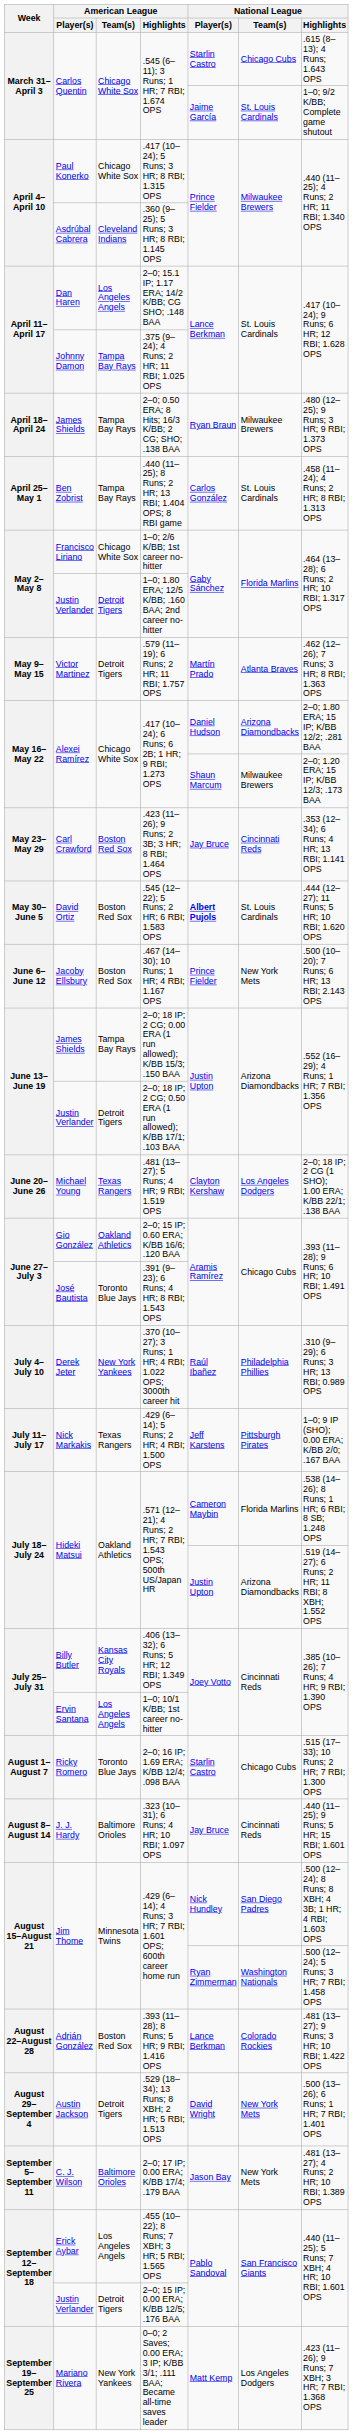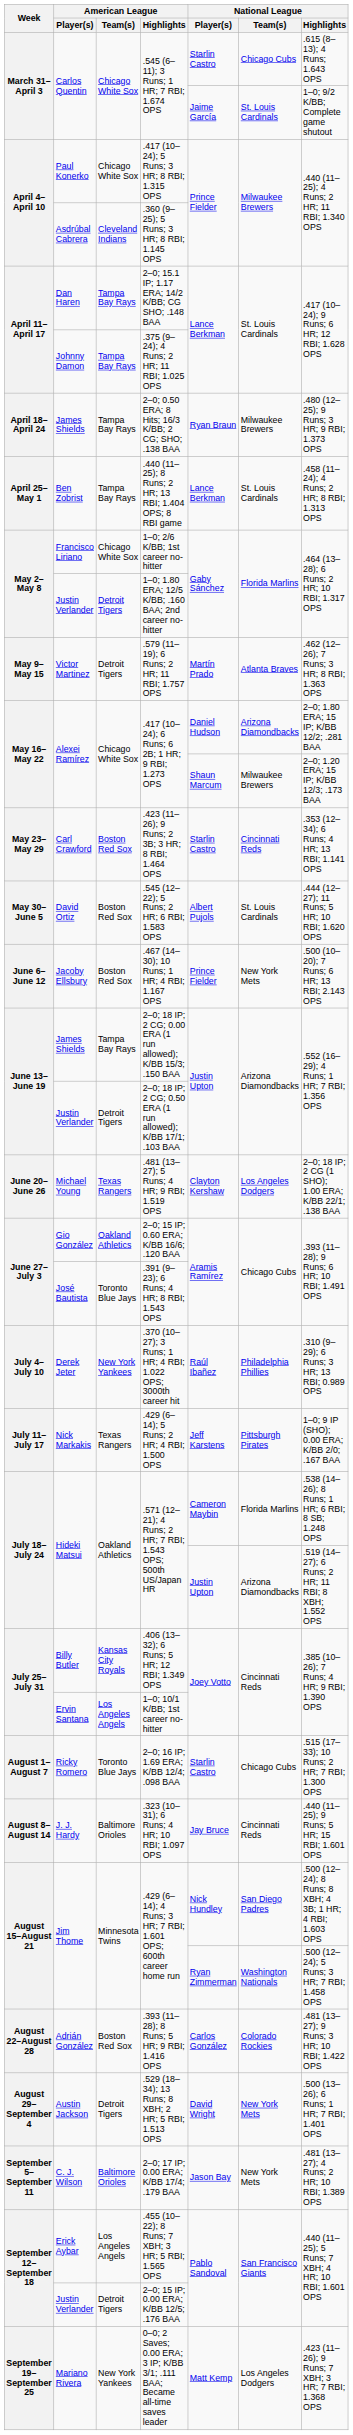(114, 298) Los Angeles Angels -> (117, 298) Tampa Bay Rays
(208, 493) Carlos González -> (207, 493) Lance Berkman
(209, 844) Jay Bruce -> (203, 844) Starlin Castro
(203, 912) bold -> (202, 912) normal
(207, 2041) Lance Berkman -> (208, 2041) Carlos González
